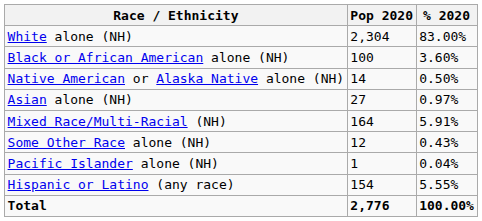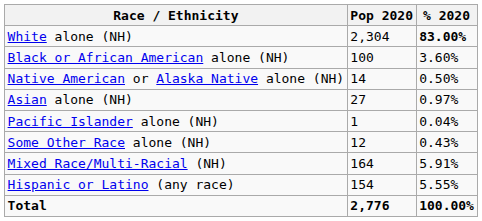(443, 36) normal -> (443, 36) bold
rows swapped: (113, 163) <-> (117, 121)
